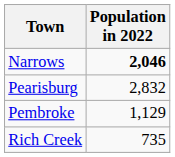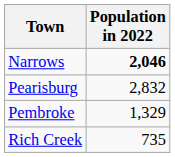(147, 113) 1,129 -> (147, 113) 1,329
